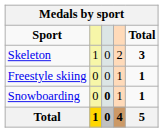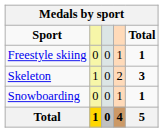rows swapped: (29, 55) <-> (47, 76)
(107, 96) bold -> (107, 96) normal
